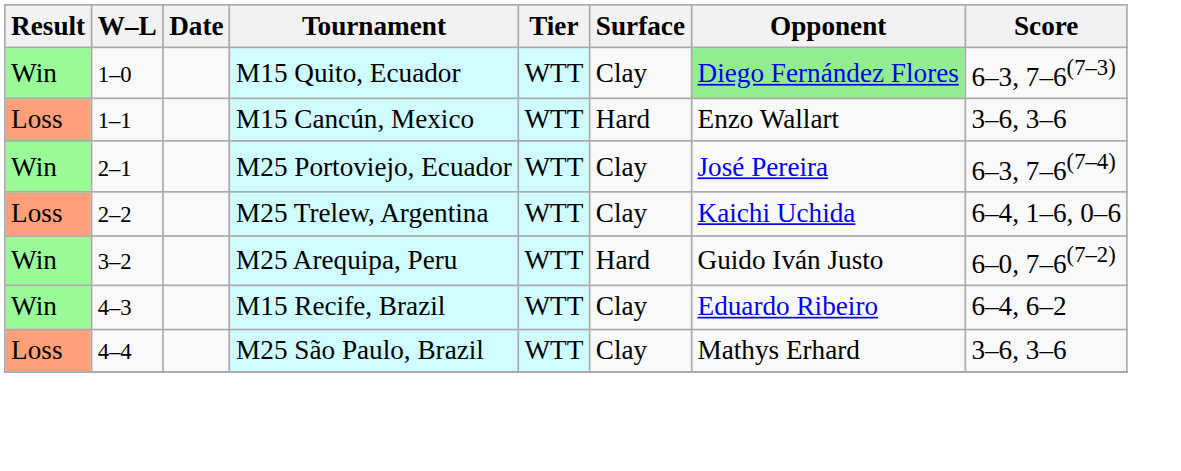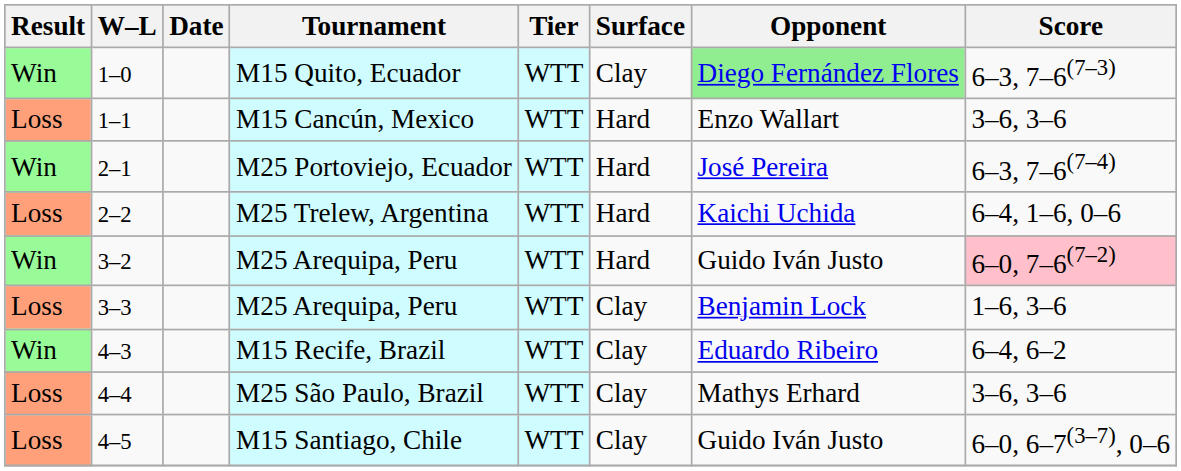(622, 166) Clay -> (623, 166) Hard
(622, 213) Clay -> (623, 213) Hard
(1044, 260) no background -> (1044, 260) pink background
+ row: (115, 308)
+ row: (115, 441)
